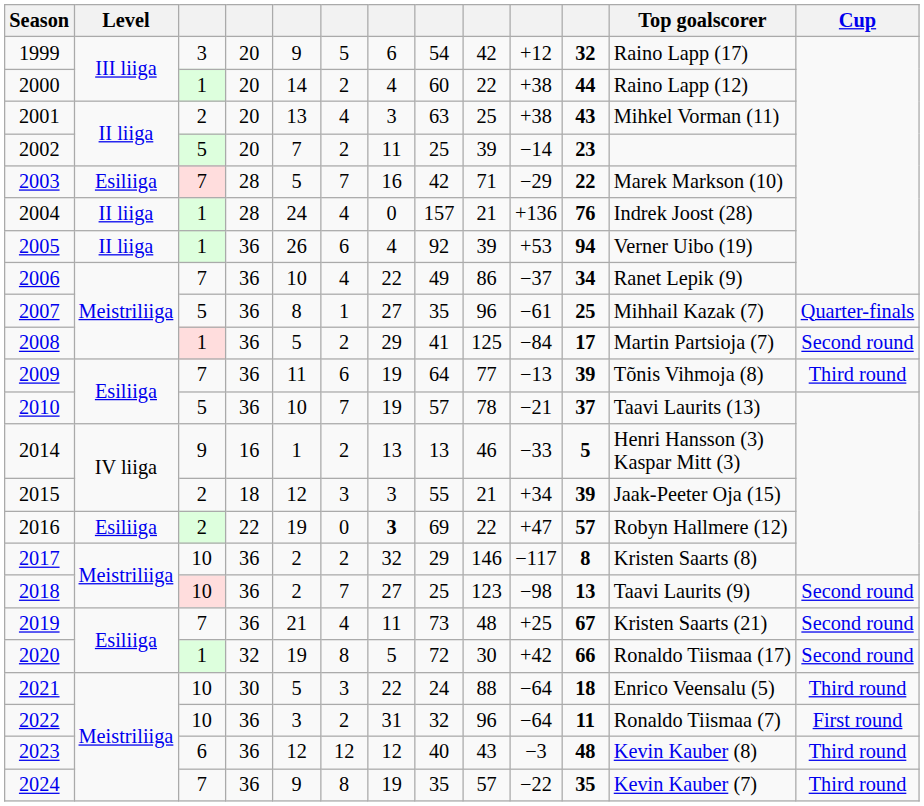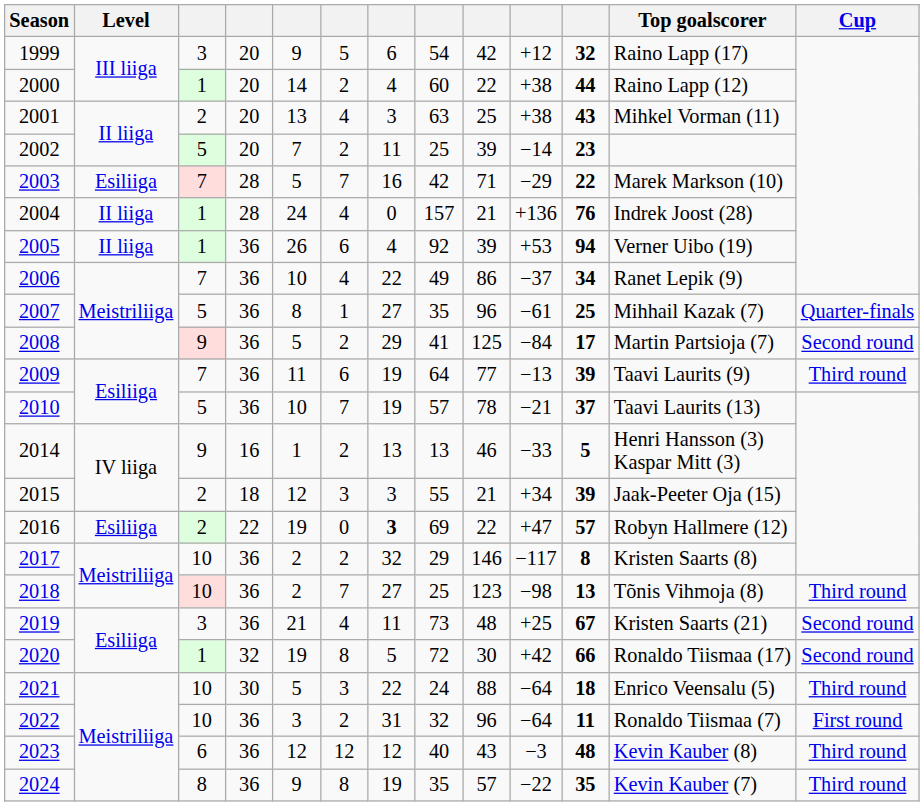(202, 342) 1 -> (202, 342) 9
(689, 375) Tõnis Vihmoja (8) -> (682, 375) Taavi Laurits (9)
(682, 591) Taavi Laurits (9) -> (689, 591) Tõnis Vihmoja (8)
(858, 591) Second round -> (858, 591) Third round
(202, 623) 7 -> (202, 623) 3
(202, 784) 7 -> (202, 784) 8
